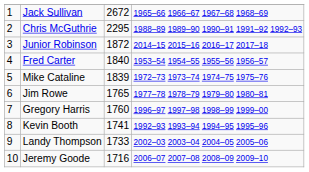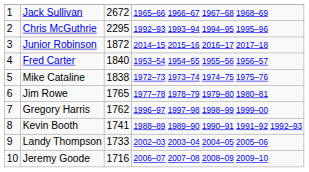(218, 29) 1988–89 1989–90 1990–91 1991–92 1992–93 -> (201, 29) 1992–93 1993–94 1994–95 1995–96
(118, 77) 1839 -> (118, 77) 1838
(118, 110) 1760 -> (118, 110) 1762
(201, 126) 1992–93 1993–94 1994–95 1995–96 -> (218, 126) 1988–89 1989–90 1990–91 1991–92 1992–93
